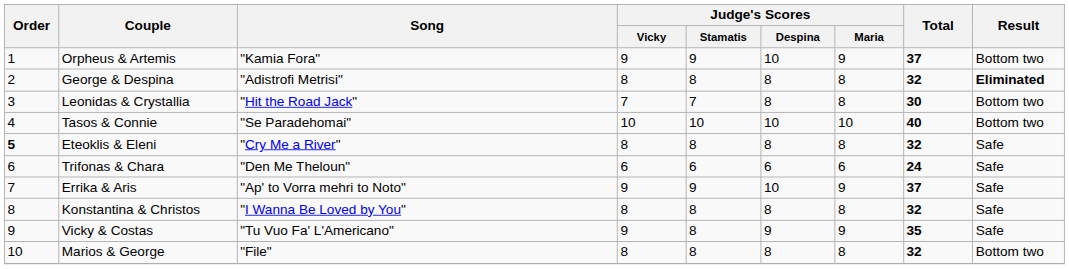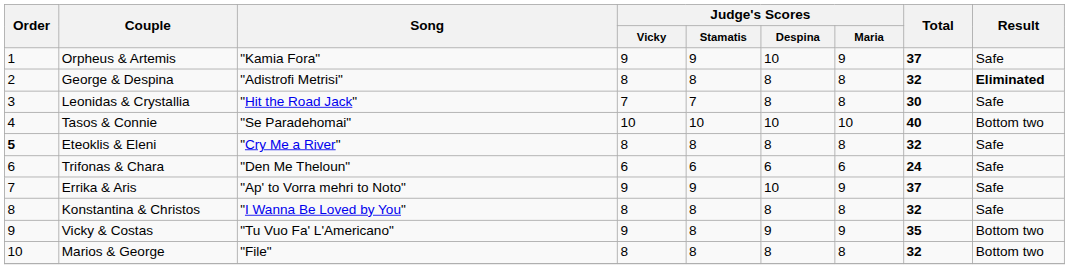(1010, 58) Bottom two -> (990, 58) Safe
(1010, 101) Bottom two -> (990, 101) Safe
(990, 230) Safe -> (1010, 230) Bottom two
